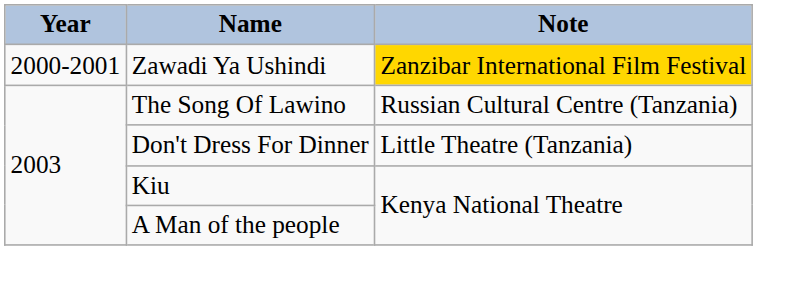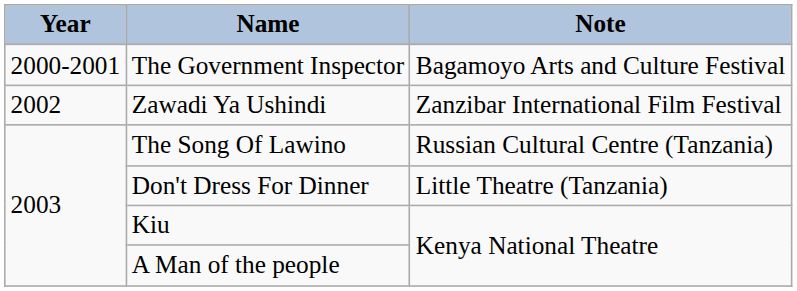+ row: (268, 64)
(65, 64) 2000-2001 -> (36, 104) 2002
(563, 64) gold background -> (599, 104) no background
